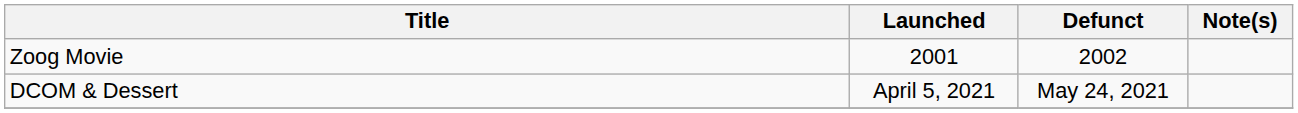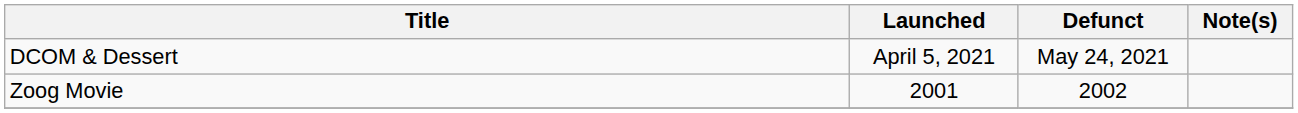rows swapped: (67, 56) <-> (94, 90)
